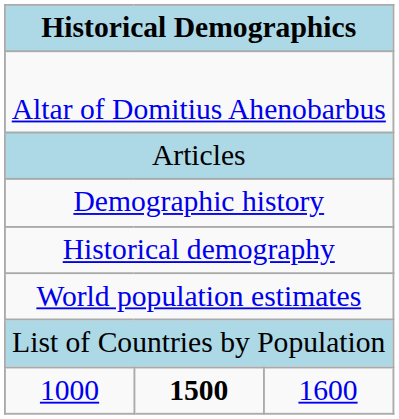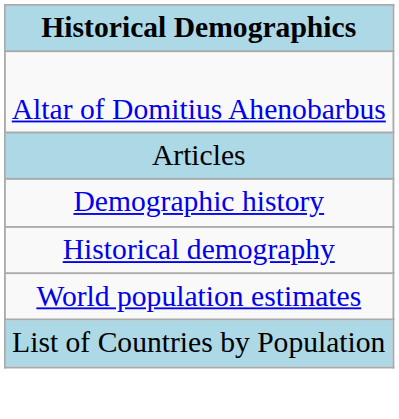- row: (70, 389)
